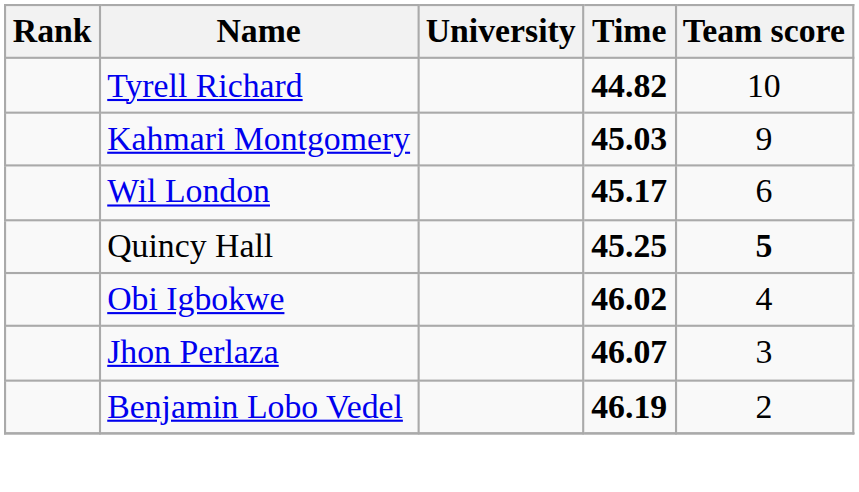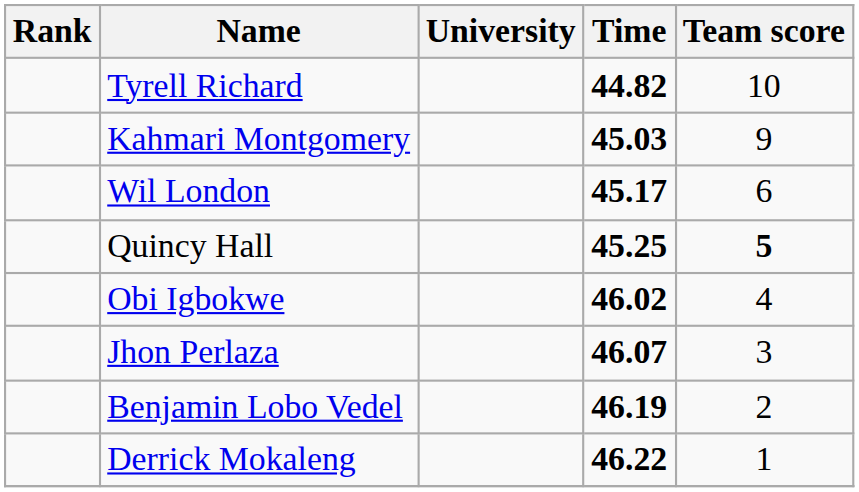+ row: (231, 459)
